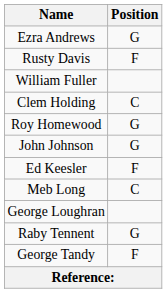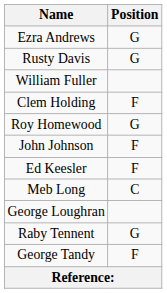(135, 59) F -> (135, 59) G
(135, 102) C -> (135, 102) F
(135, 146) G -> (135, 146) F
